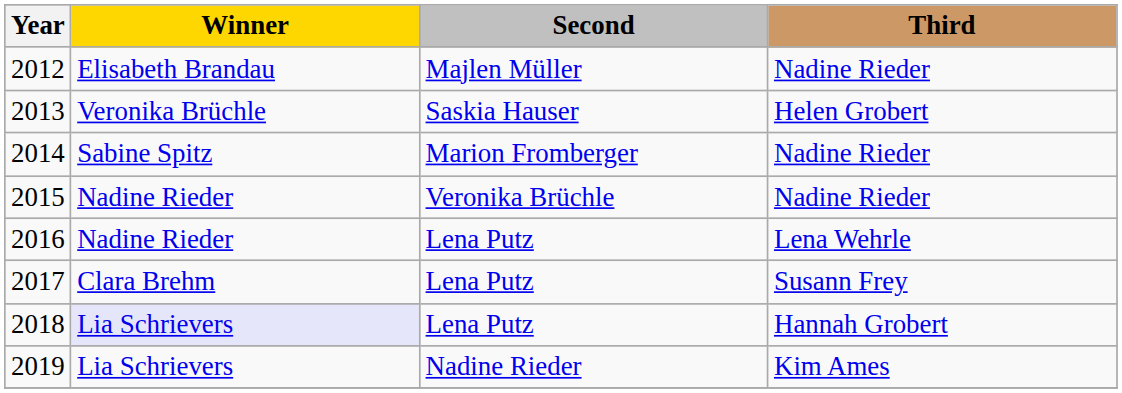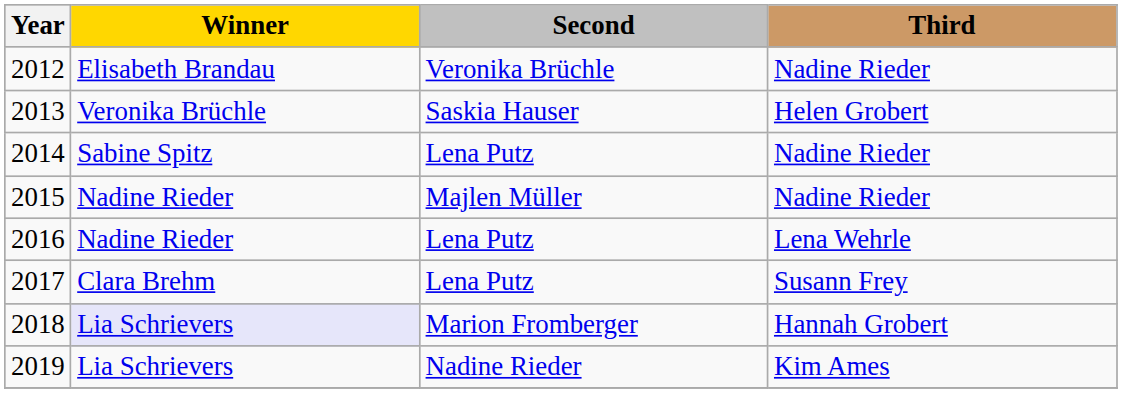(504, 68) Majlen Müller -> (520, 68) Veronika Brüchle
(532, 153) Marion Fromberger -> (480, 153) Lena Putz
(520, 196) Veronika Brüchle -> (504, 196) Majlen Müller
(480, 324) Lena Putz -> (532, 324) Marion Fromberger
